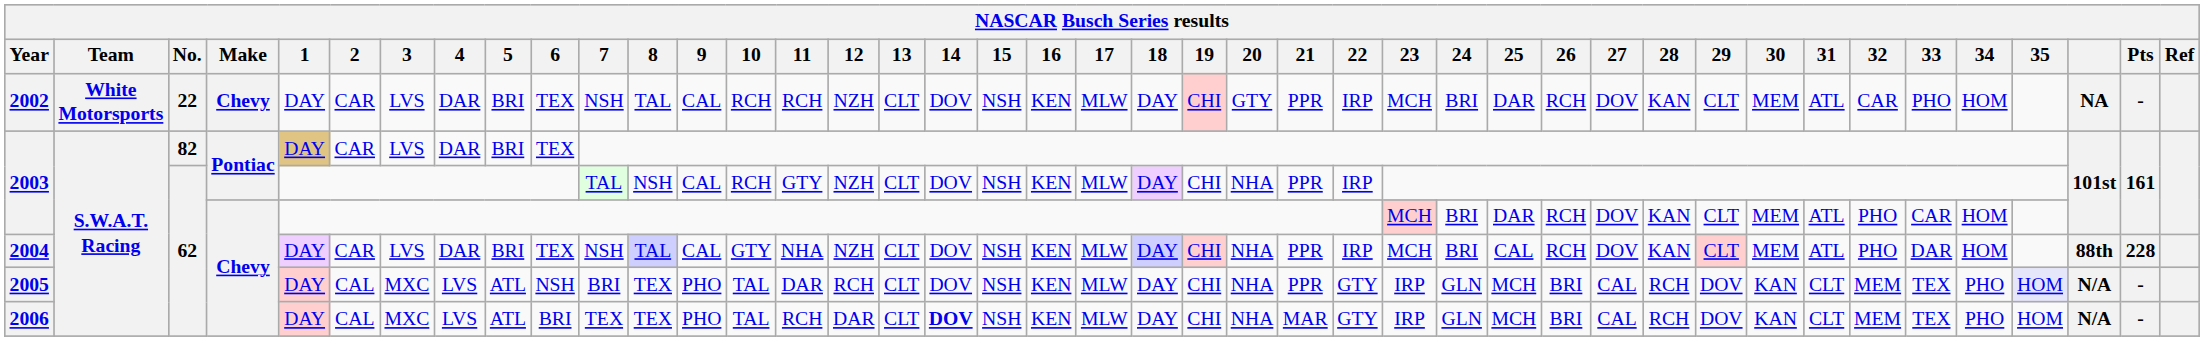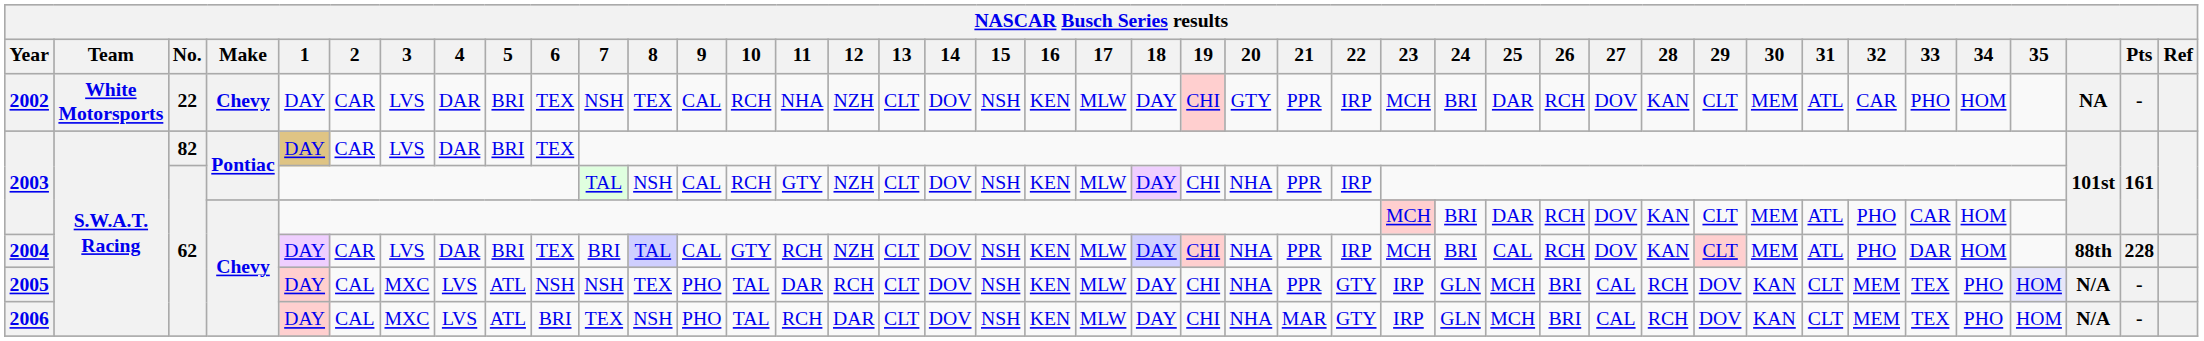(653, 102) TAL -> (653, 102) TEX
(802, 102) RCH -> (802, 102) NHA
(604, 250) NSH -> (604, 250) BRI
(802, 250) NHA -> (802, 250) RCH
(604, 284) BRI -> (604, 284) NSH
(653, 318) TEX -> (653, 318) NSH
(951, 318) bold -> (950, 318) normal
